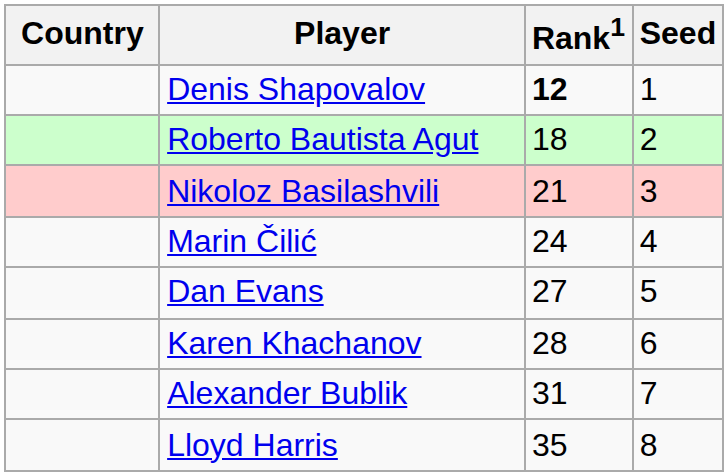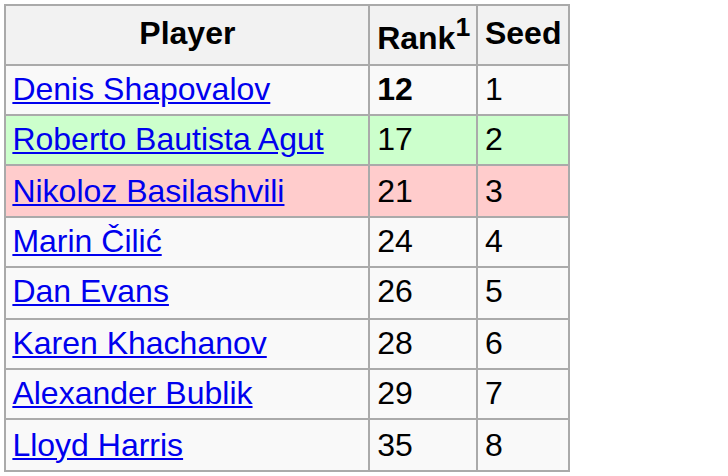- column: (82, 34)
(550, 140) 18 -> (395, 140) 17
(550, 292) 27 -> (395, 292) 26
(550, 393) 31 -> (395, 393) 29
